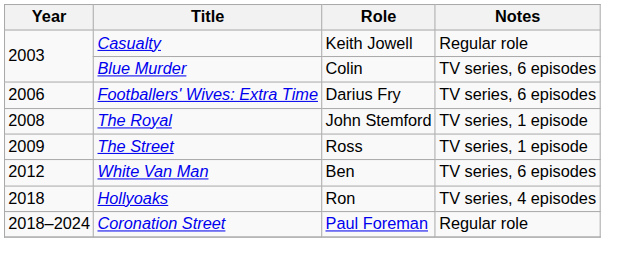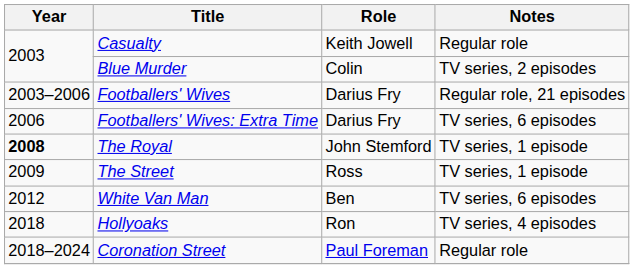(518, 69) TV series, 6 episodes -> (518, 69) TV series, 2 episodes
+ row: (164, 95)
(26, 120) normal -> (26, 146) bold
